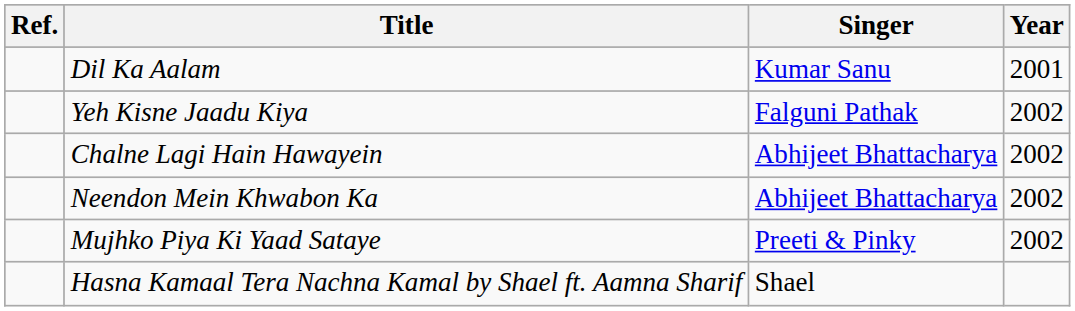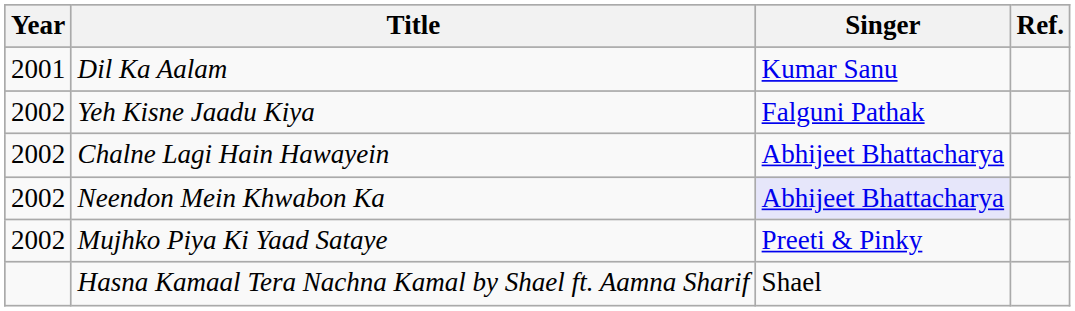columns swapped: (1037, 25) <-> (35, 25)
(876, 197) no background -> (883, 197) lavender background
